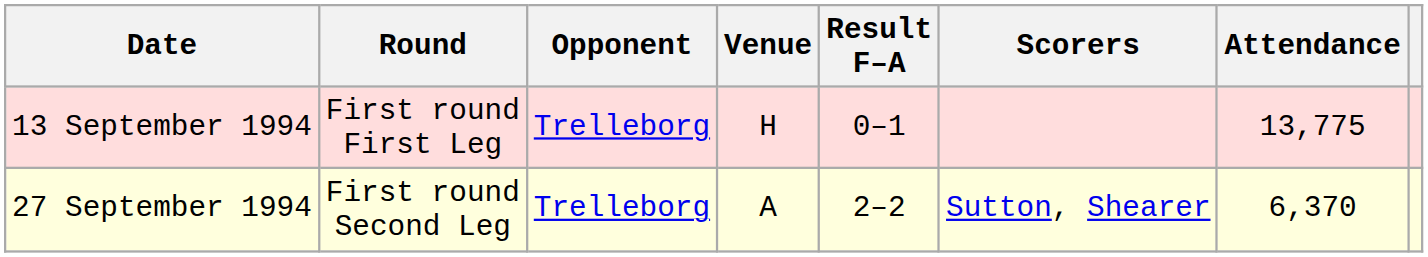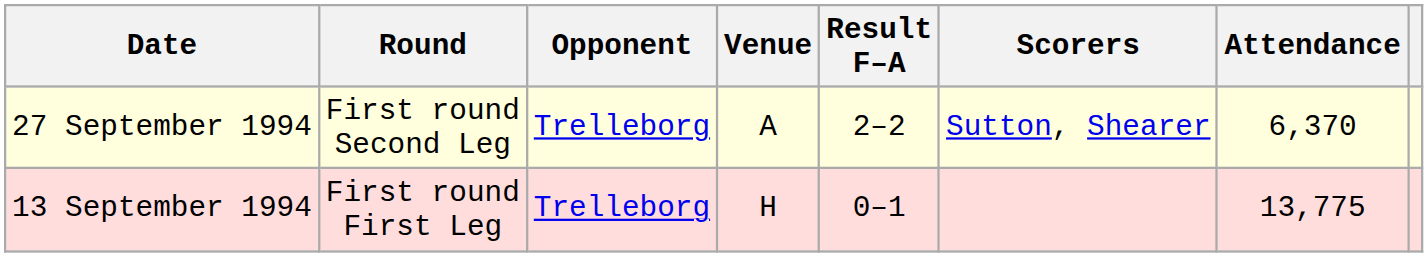rows swapped: (162, 128) <-> (162, 210)
